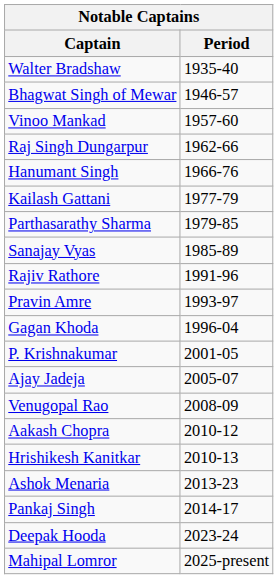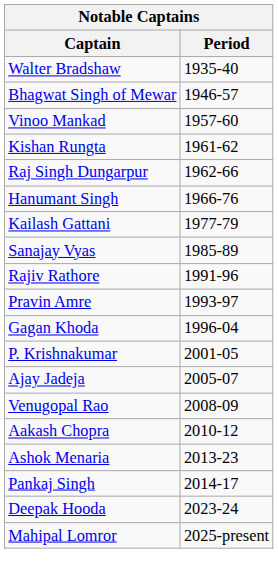+ row: (57, 146)
- row: (80, 224)
- row: (74, 457)
